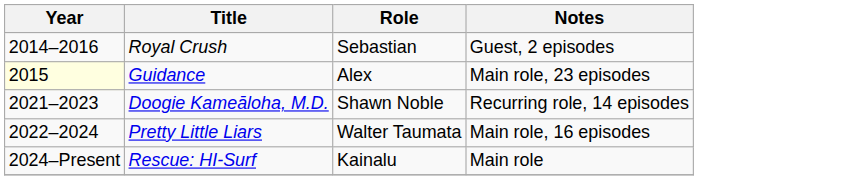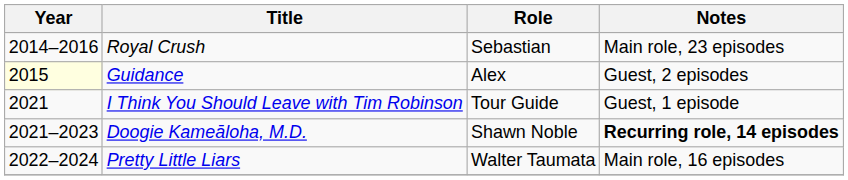(542, 47) Guest, 2 episodes -> (694, 47) Main role, 23 episodes
(560, 75) Main role, 23 episodes -> (676, 75) Guest, 2 episodes
+ row: (285, 103)
(579, 103) normal -> (721, 132) bold
- row: (192, 160)
